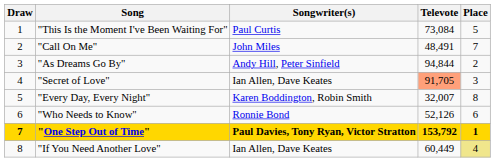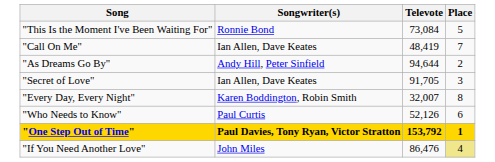- column: (20, 13)
(256, 30) Paul Curtis -> (246, 30) Ronnie Bond
(256, 47) John Miles -> (267, 47) Ian Allen, Dave Keates
(439, 47) 48,491 -> (424, 47) 48,419
(439, 64) 94,844 -> (424, 64) 94,644
(439, 81) lightsalmon background -> (424, 81) no background
(261, 115) Ronnie Bond -> (241, 115) Paul Curtis
(282, 149) Ian Allen, Dave Keates -> (241, 149) John Miles
(439, 149) 60,449 -> (424, 149) 86,476
